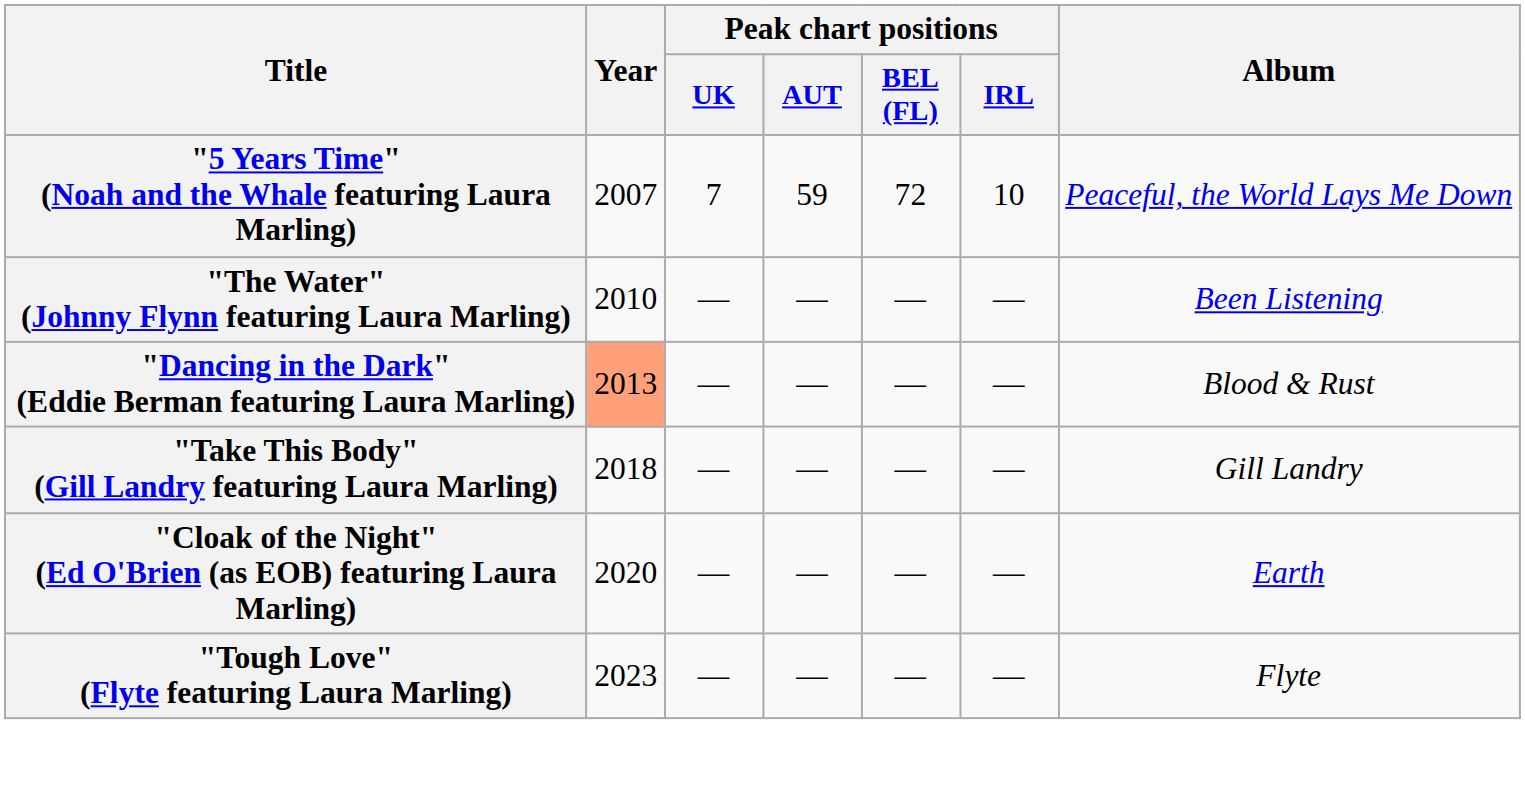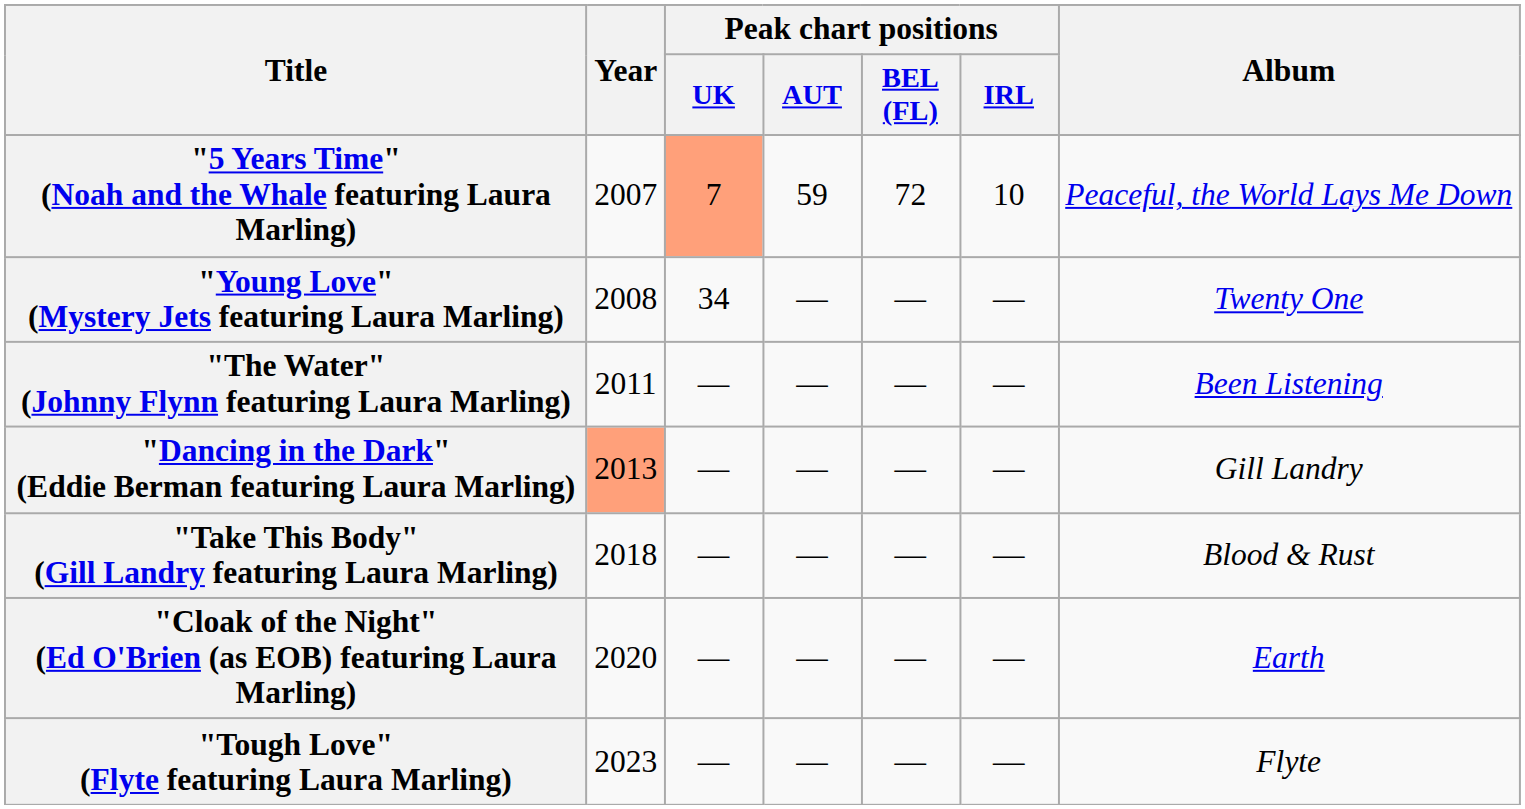(714, 195) no background -> (714, 195) lightsalmon background
+ row: (296, 298)
(626, 298) 2010 -> (626, 383) 2011
(1289, 383) Blood & Rust -> (1289, 469) Gill Landry
(1289, 469) Gill Landry -> (1289, 554) Blood & Rust
